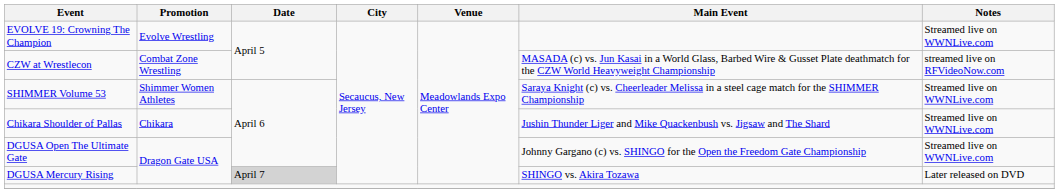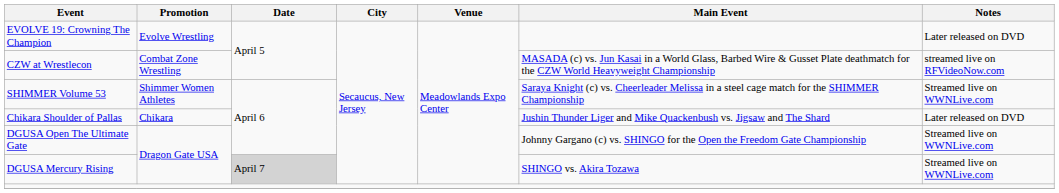(961, 36) Streamed live on WWNLive.com -> (974, 36) Later released on DVD
(961, 123) Streamed live on WWNLive.com -> (974, 117) Later released on DVD
(974, 175) Later released on DVD -> (961, 169) Streamed live on WWNLive.com
